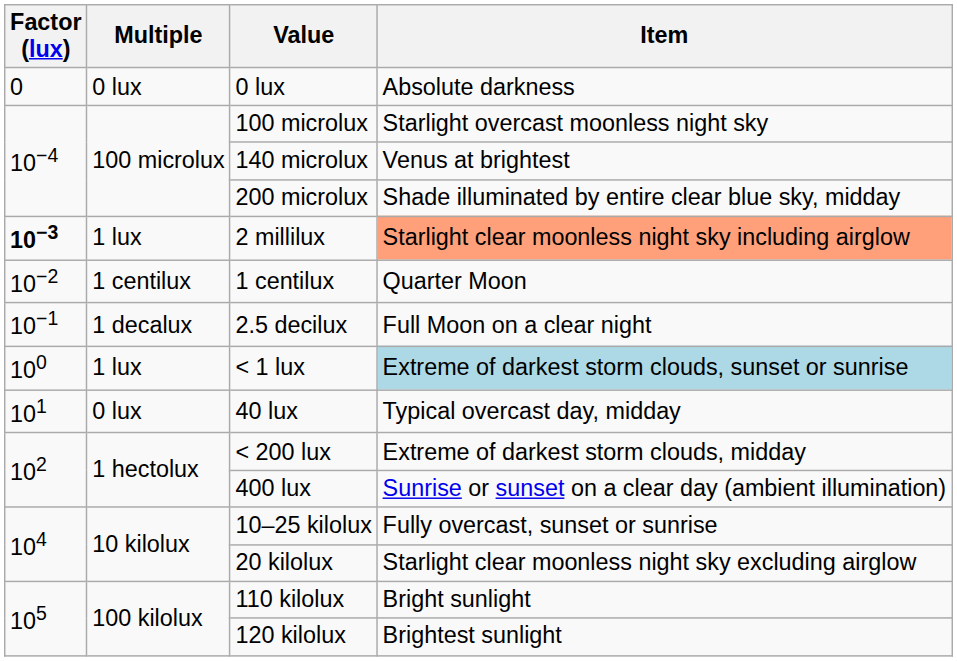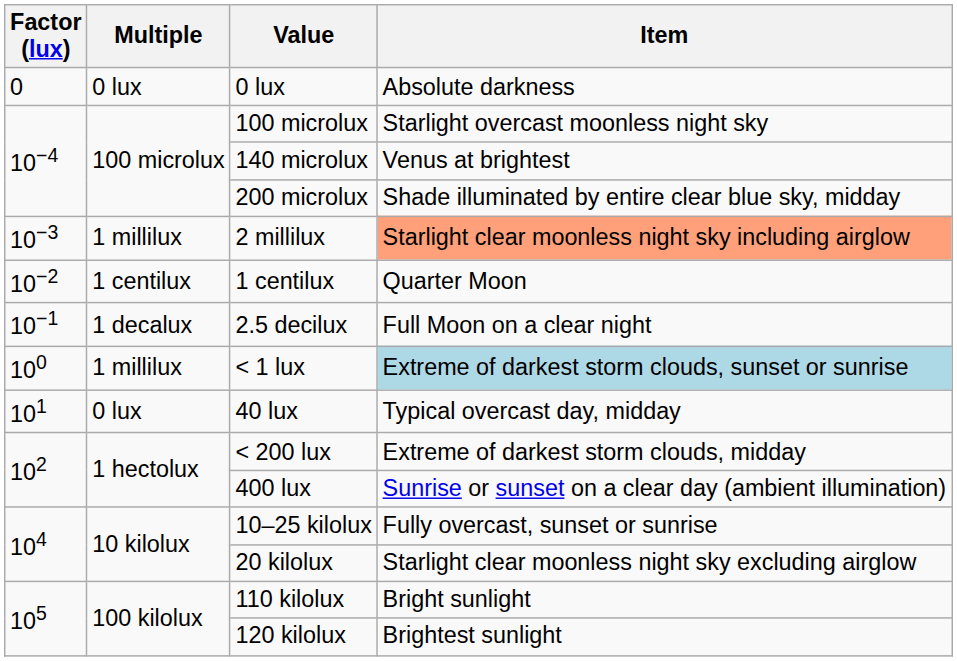(34, 237) bold -> (34, 237) normal
(117, 237) 1 lux -> (137, 237) 1 millilux
(117, 367) 1 lux -> (137, 367) 1 millilux
